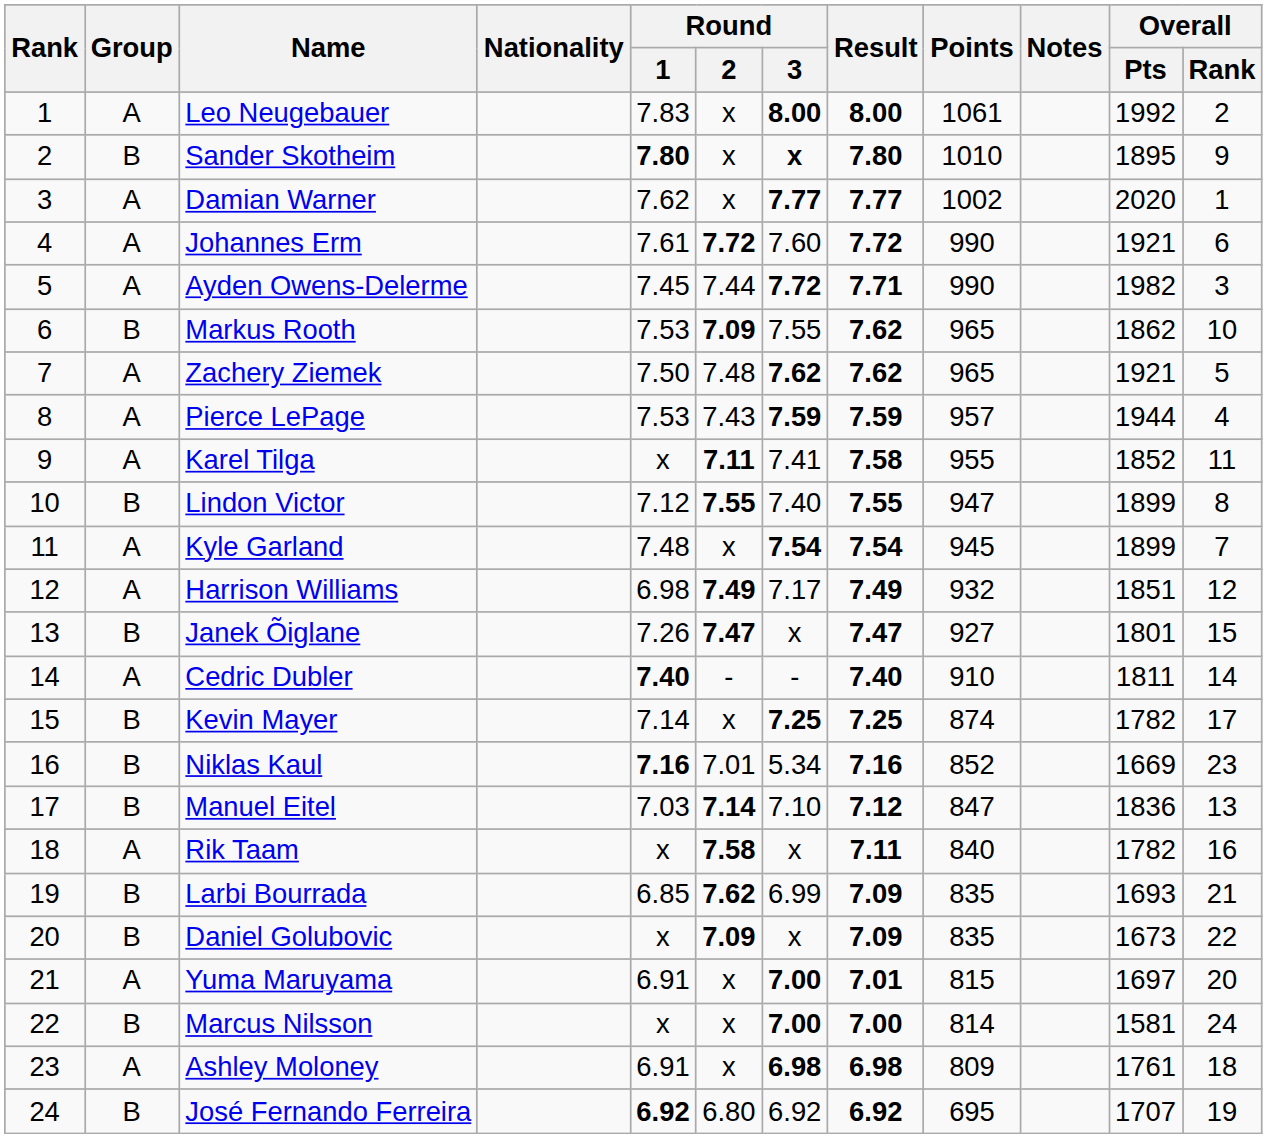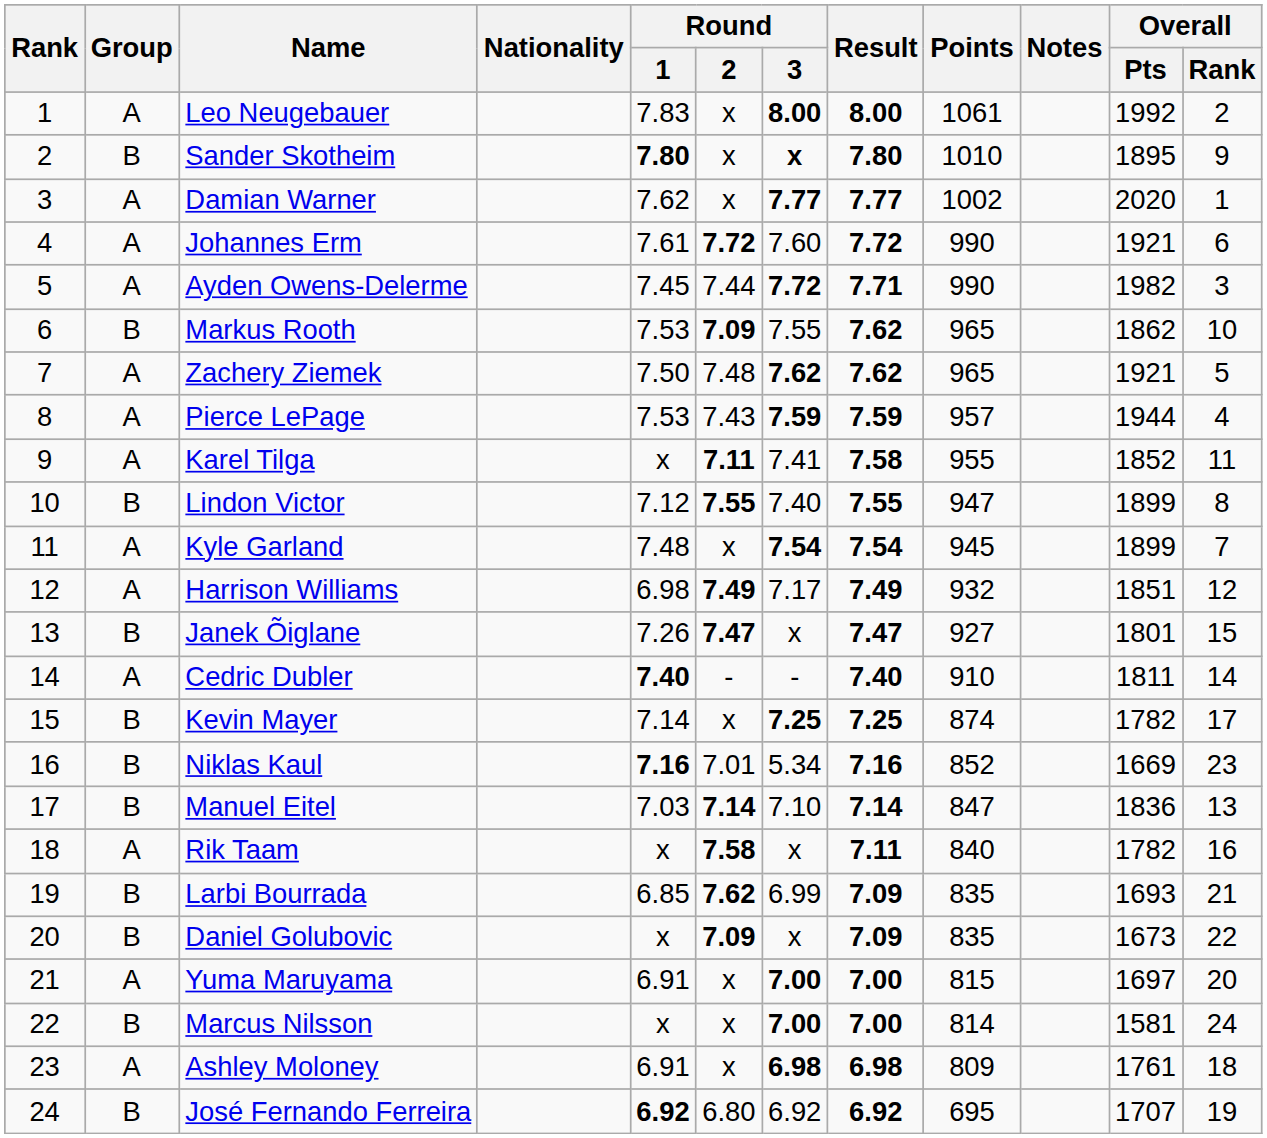(876, 807) 7.12 -> (876, 807) 7.14
(876, 980) 7.01 -> (876, 980) 7.00
